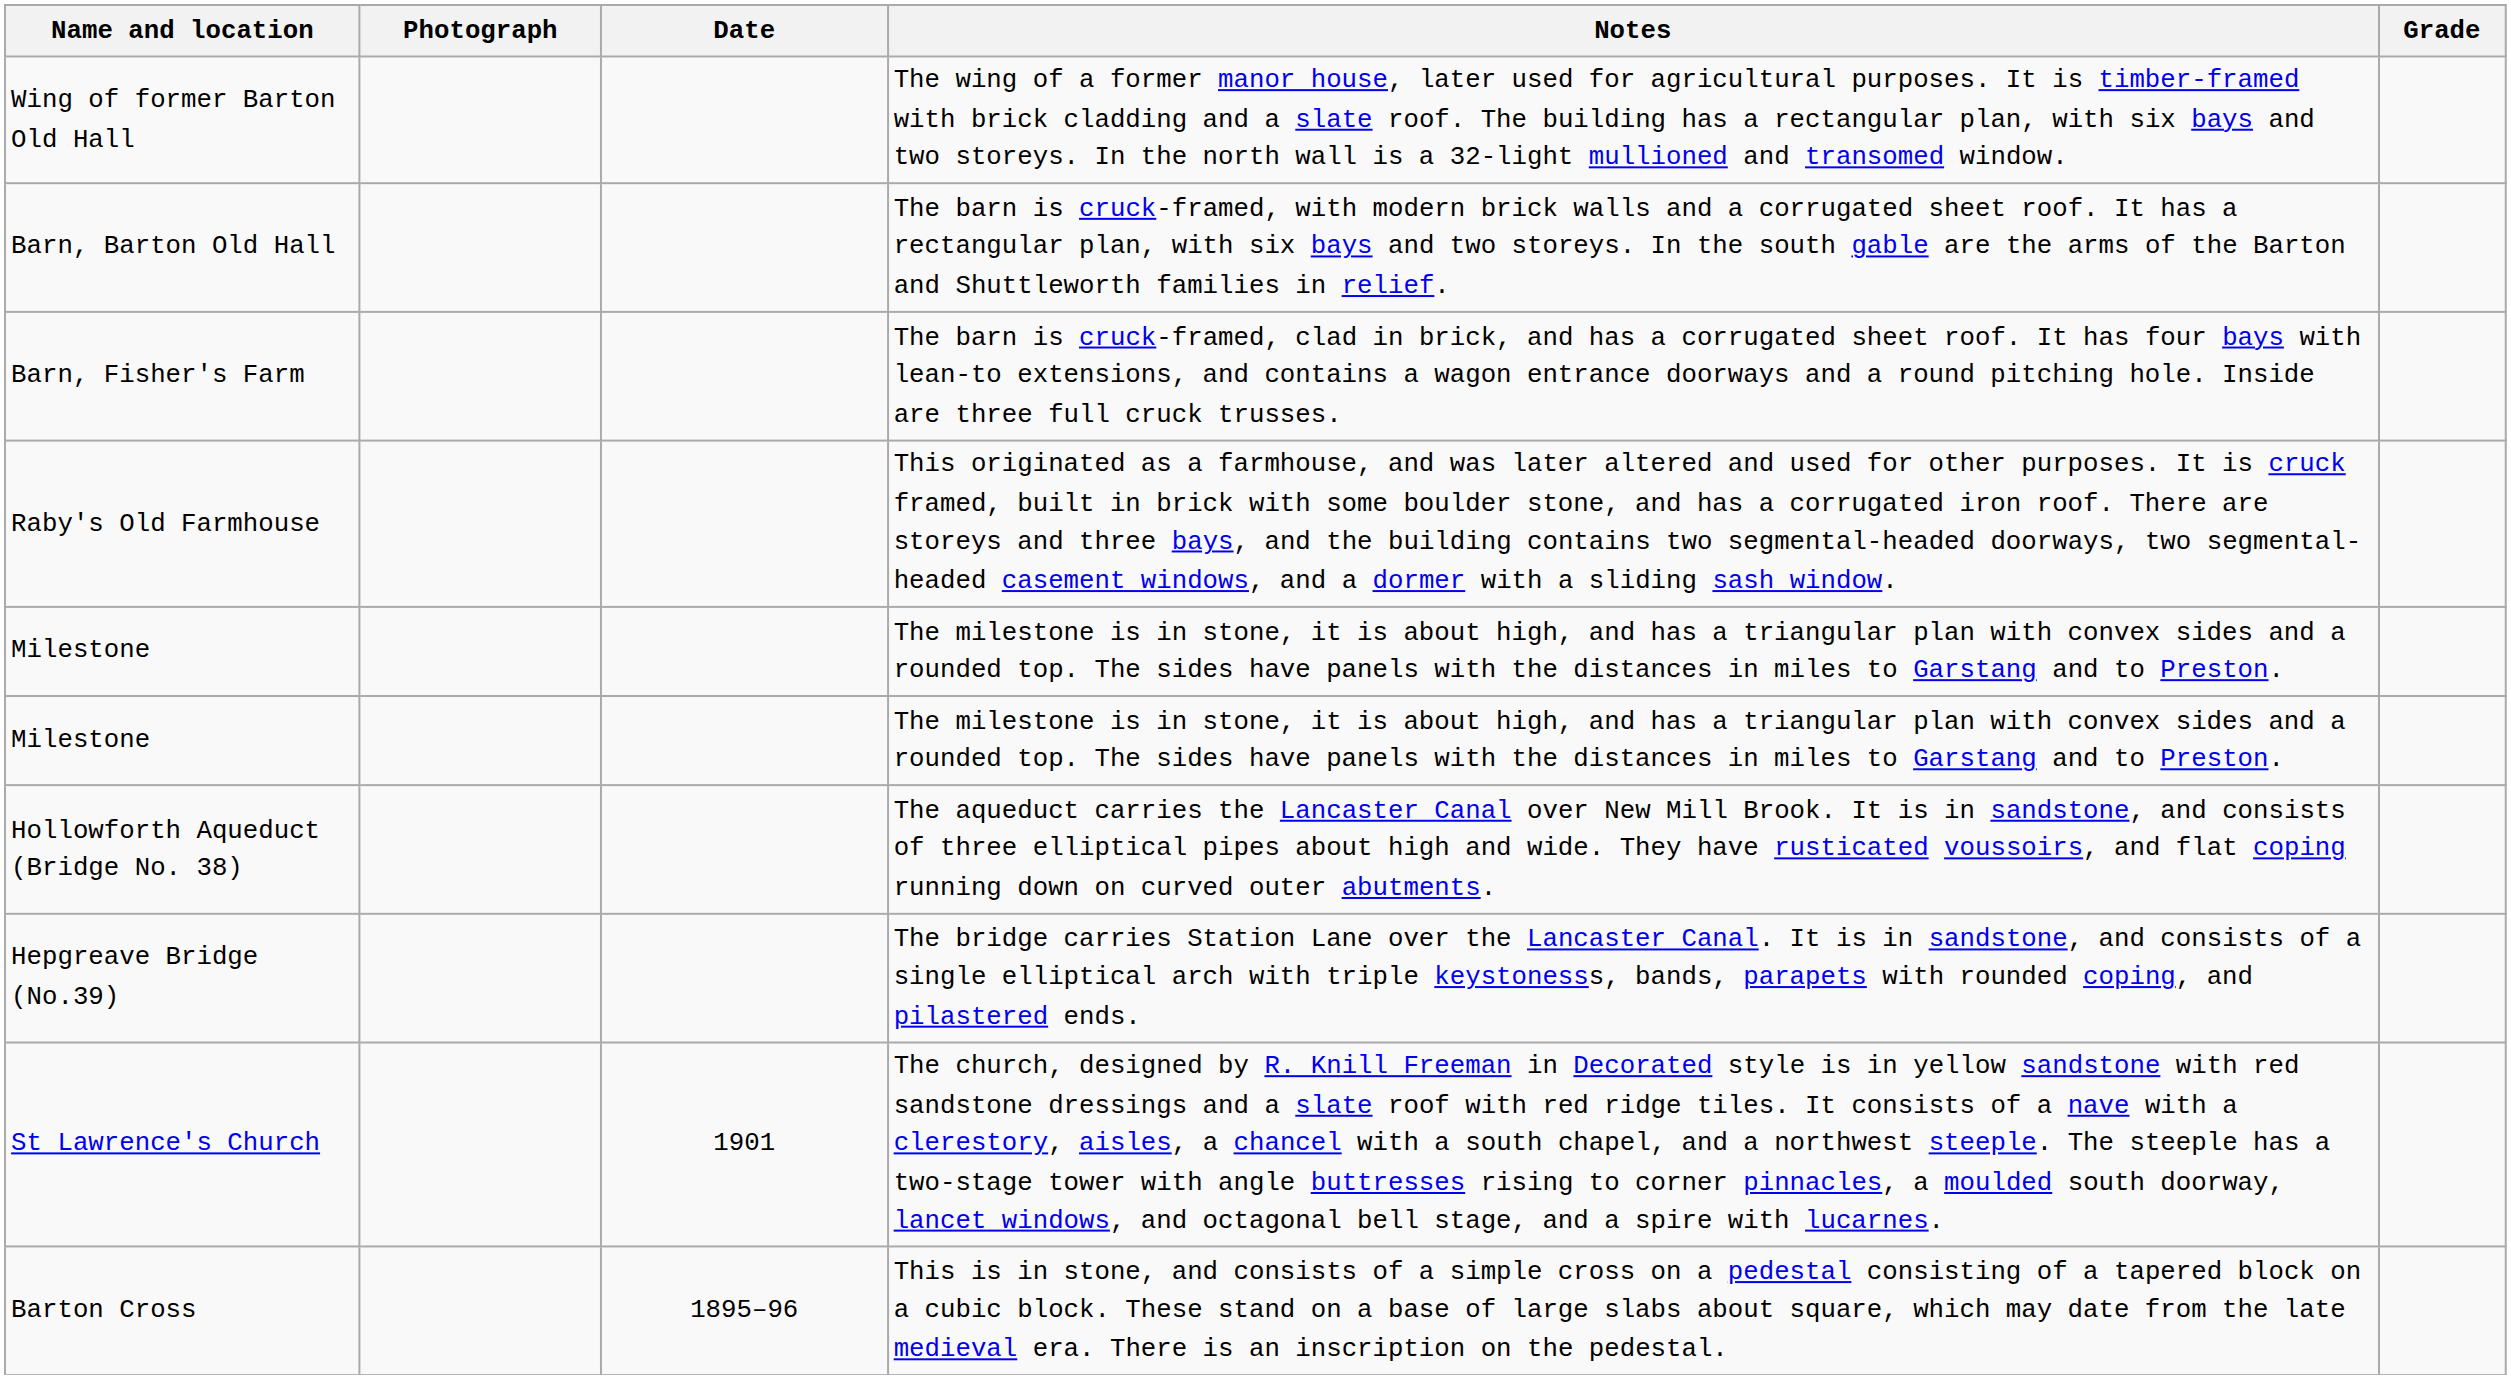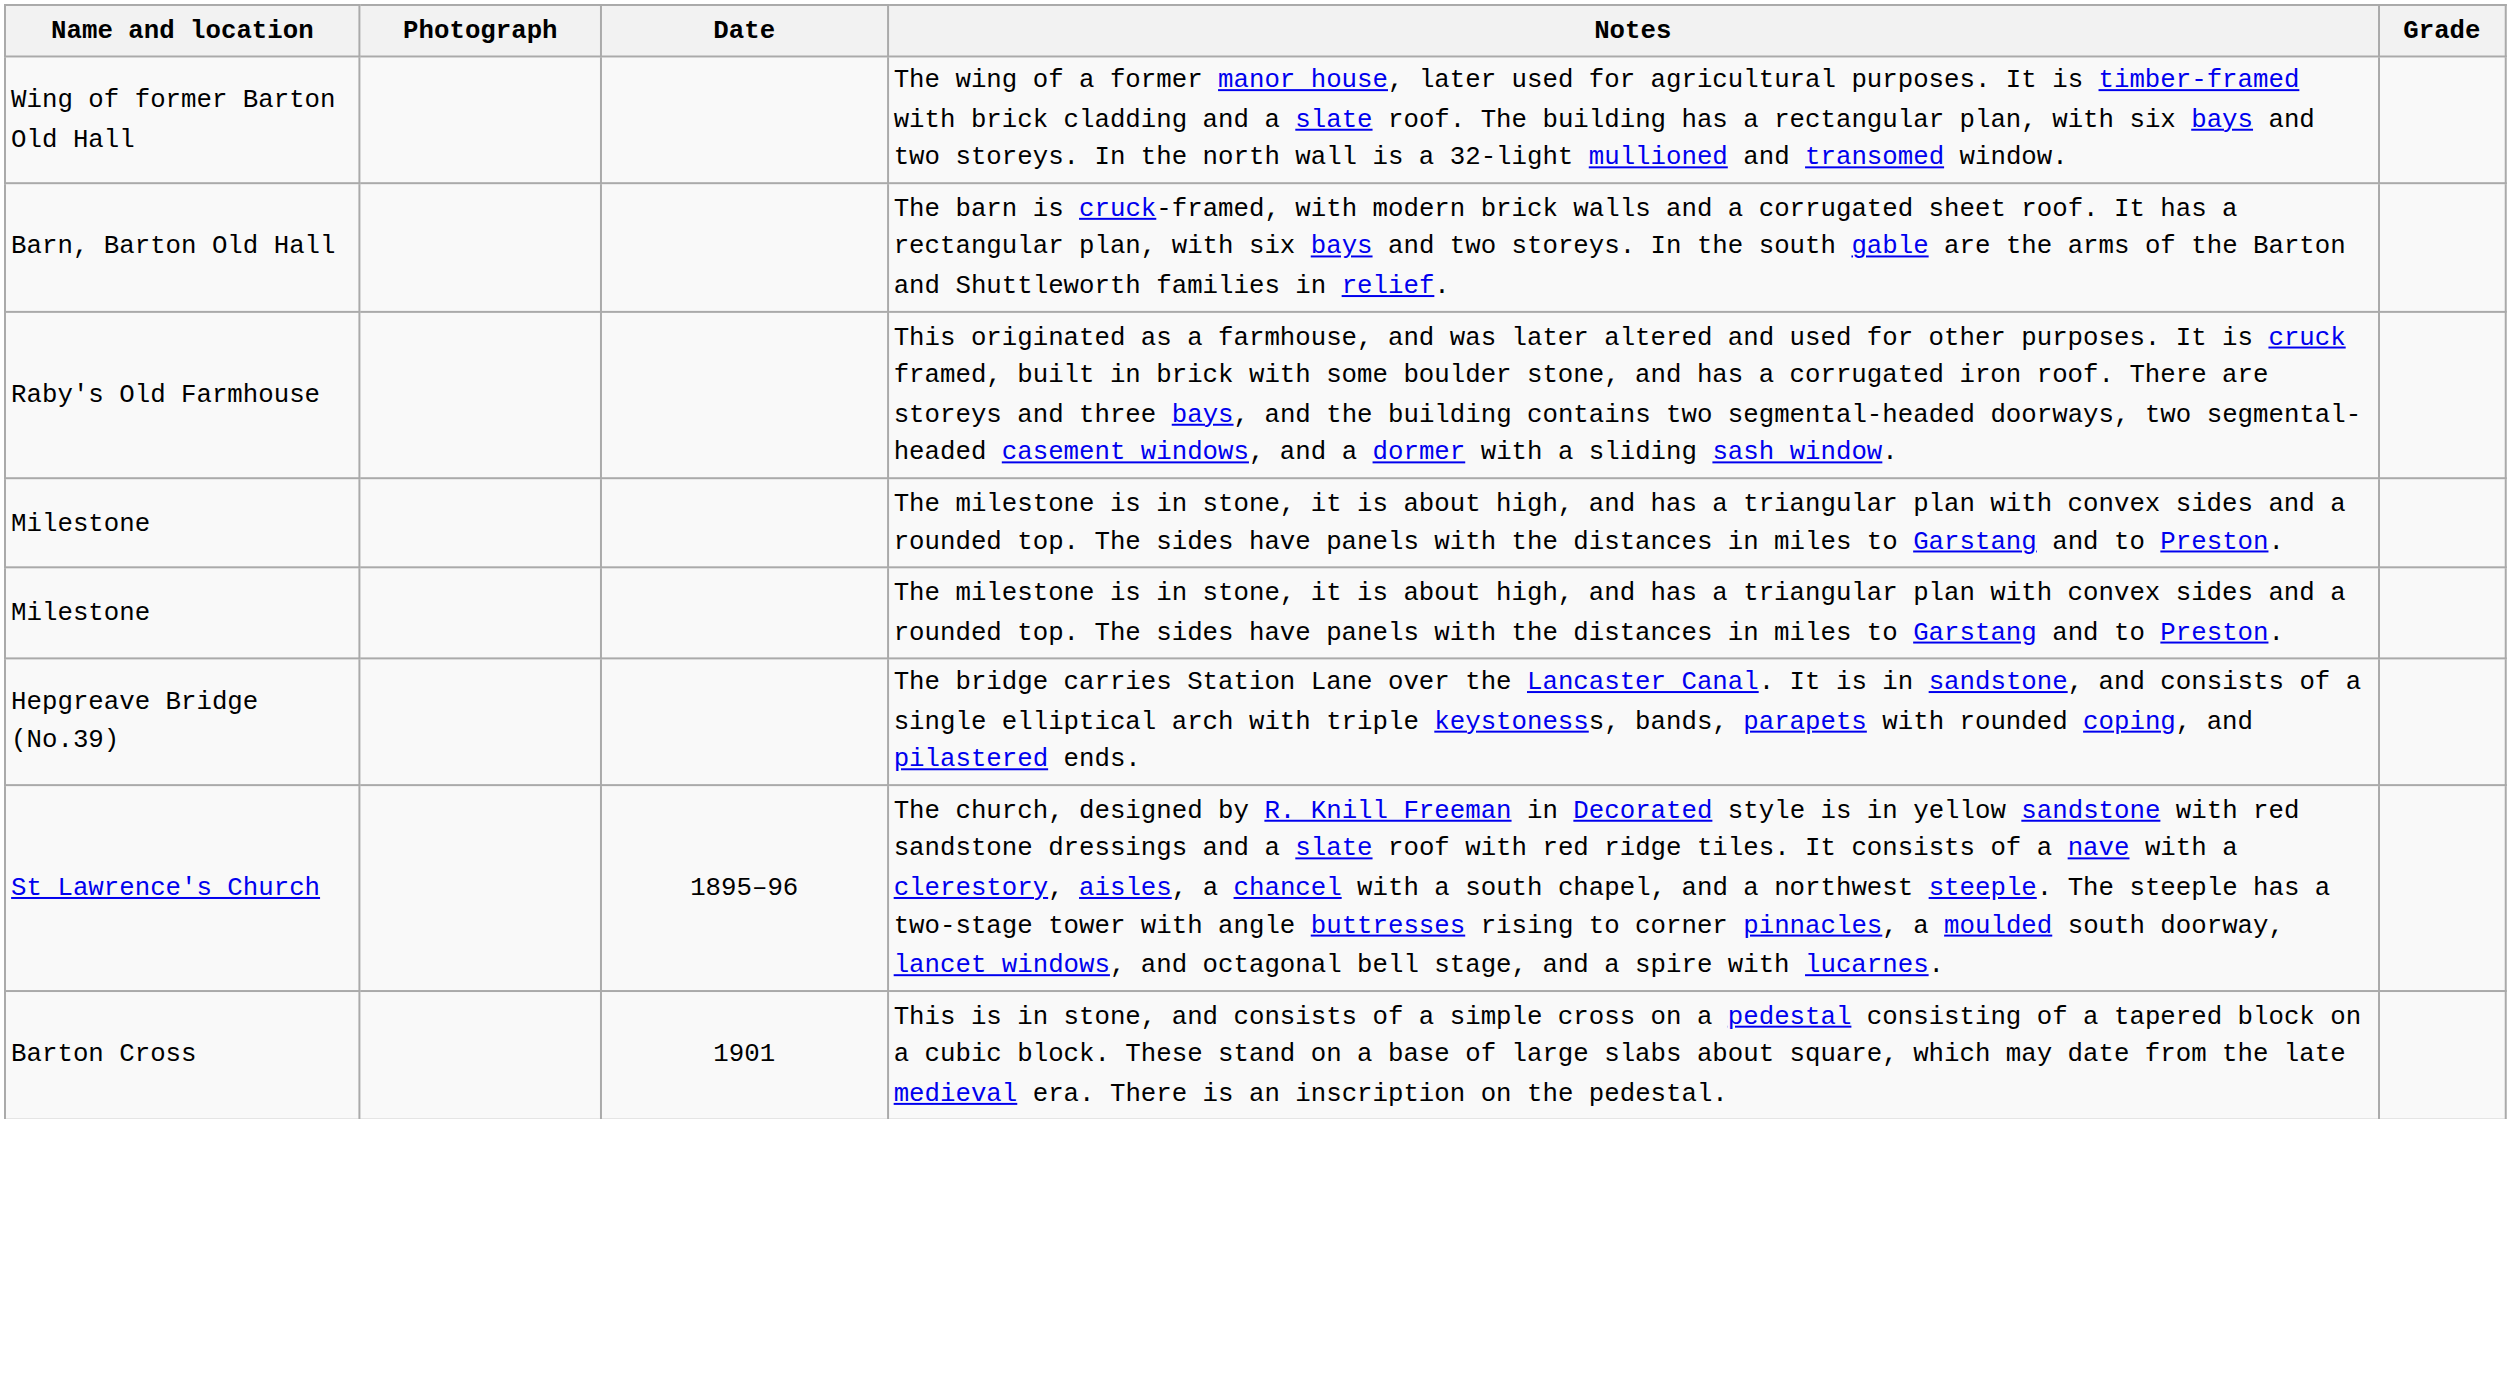- row: (158, 376)
- row: (166, 849)
(744, 1144) 1901 -> (744, 888) 1895–96
(744, 1311) 1895–96 -> (744, 1055) 1901
